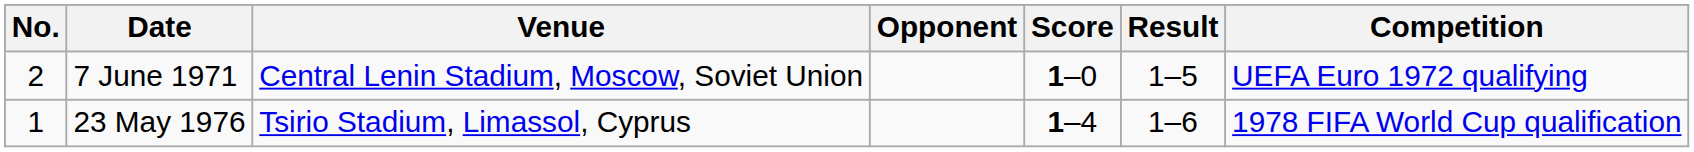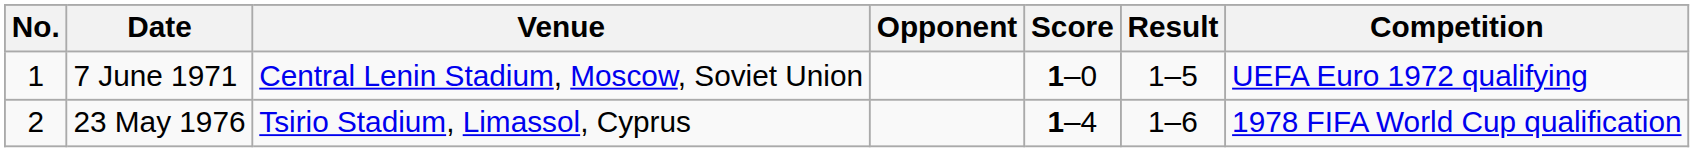(36, 75) 2 -> (36, 75) 1
(36, 122) 1 -> (36, 122) 2
